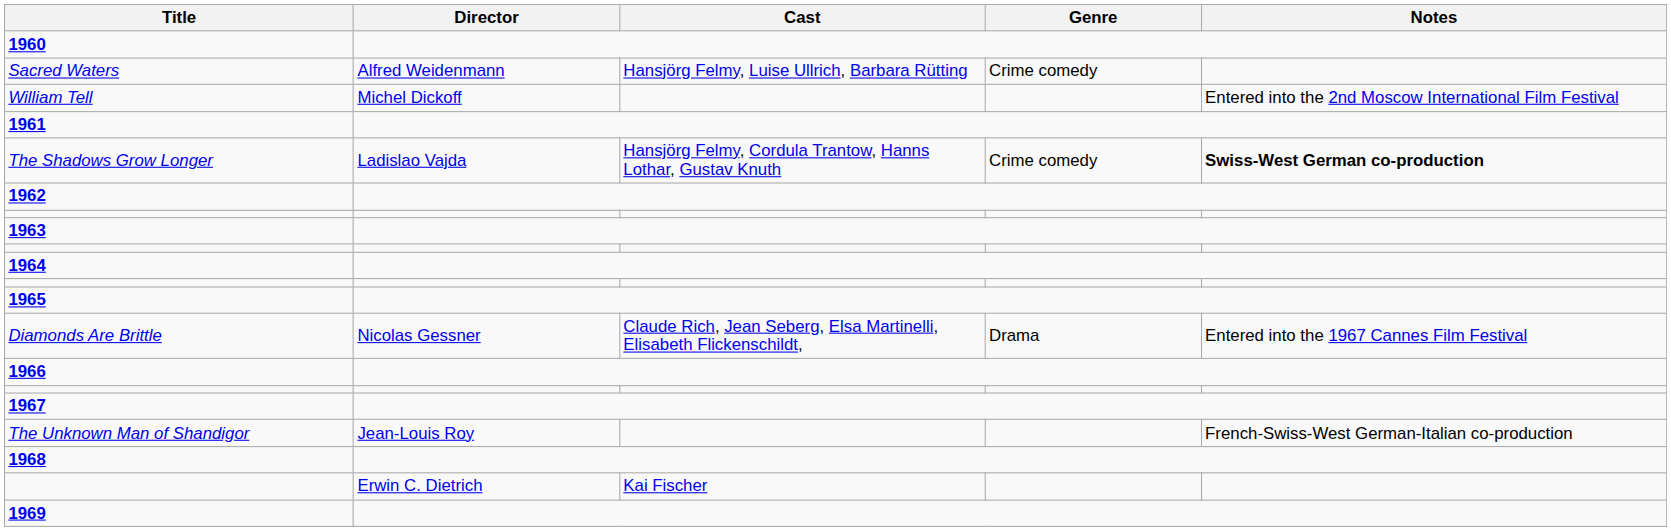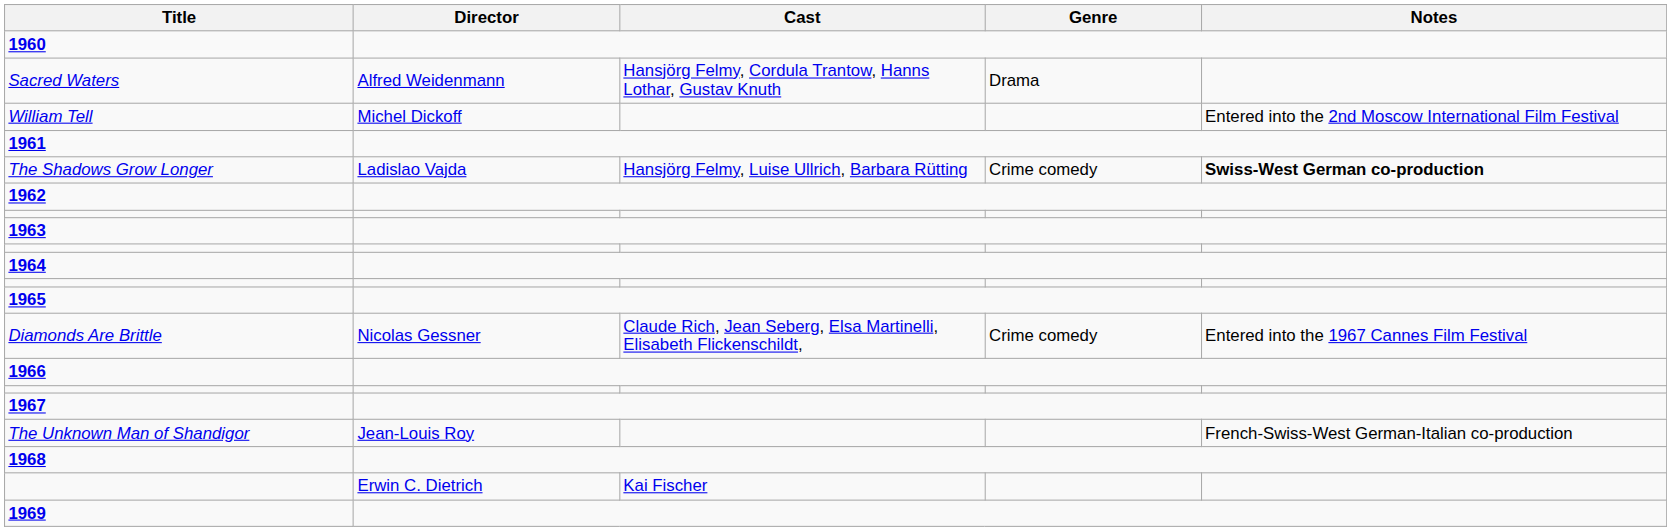(795, 71) Hansjörg Felmy, Luise Ullrich, Barbara Rütting -> (776, 80) Hansjörg Felmy, Cordula Trantow, Hanns Lothar, Gustav Knuth
(1043, 71) Crime comedy -> (1014, 80) Drama
(776, 160) Hansjörg Felmy, Cordula Trantow, Hanns Lothar, Gustav Knuth -> (795, 169) Hansjörg Felmy, Luise Ullrich, Barbara Rütting
(1014, 335) Drama -> (1043, 335) Crime comedy
